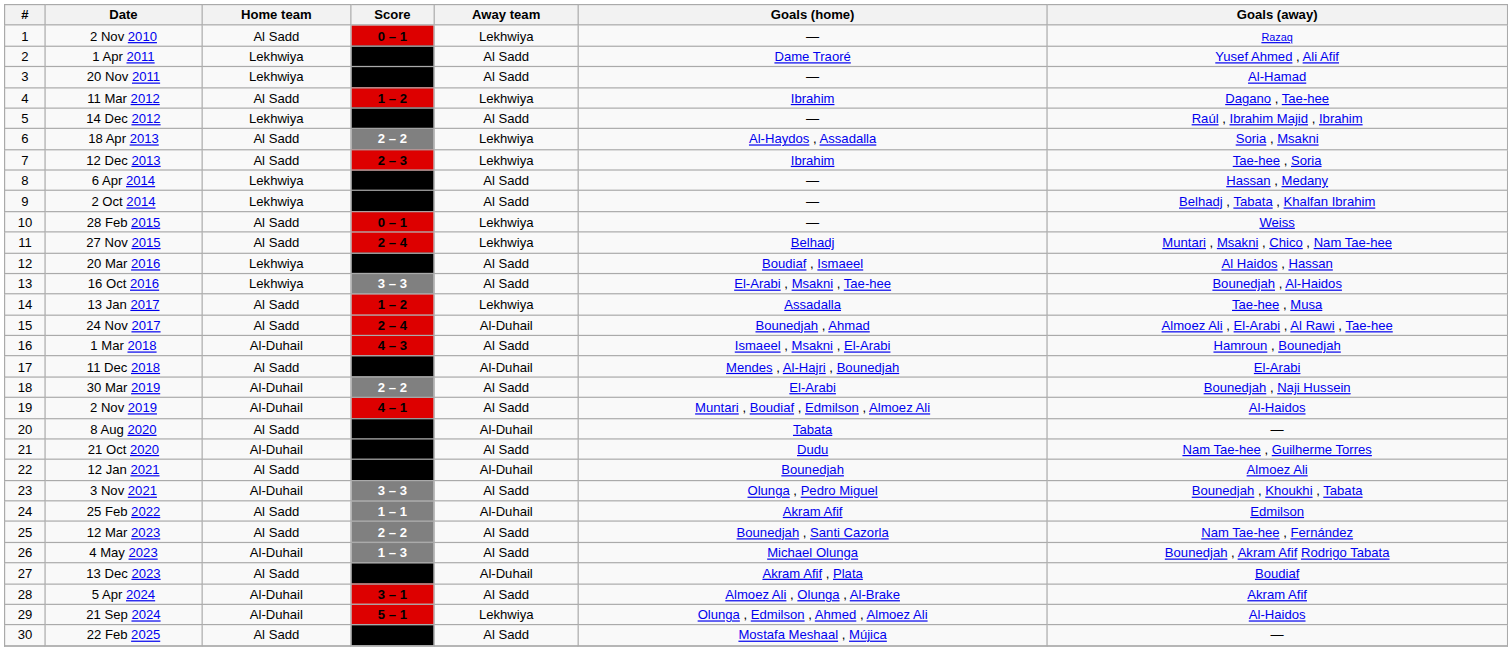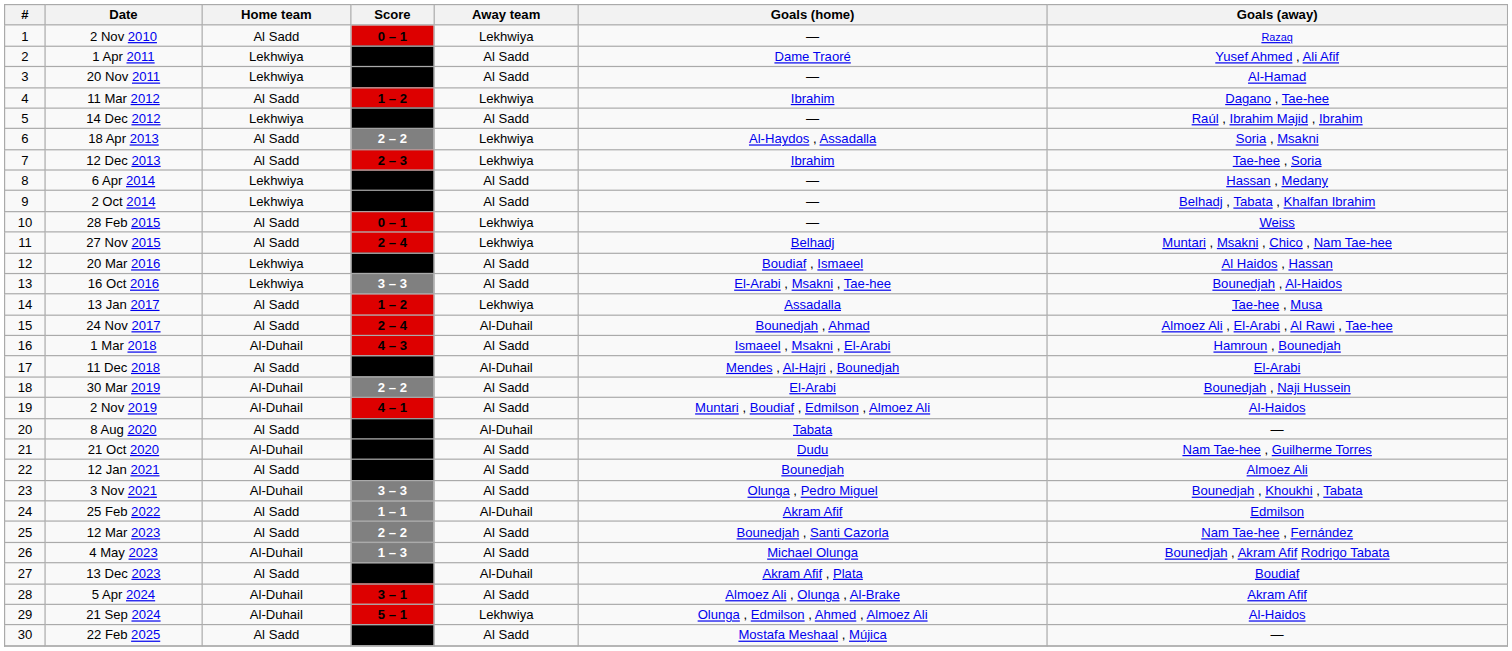(506, 470) Al-Duhail -> (506, 470) Al Sadd
